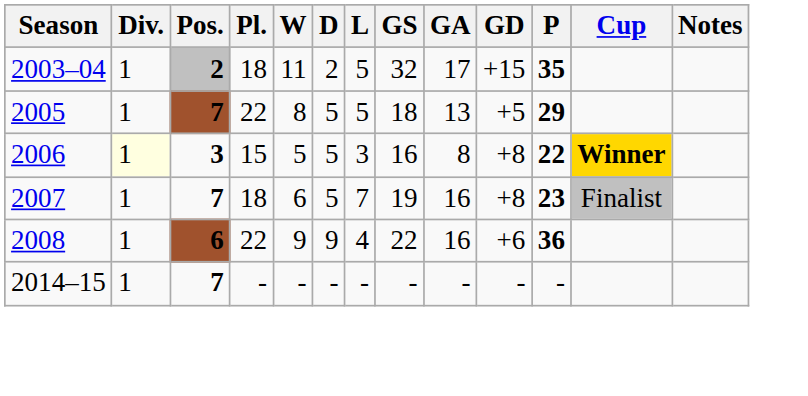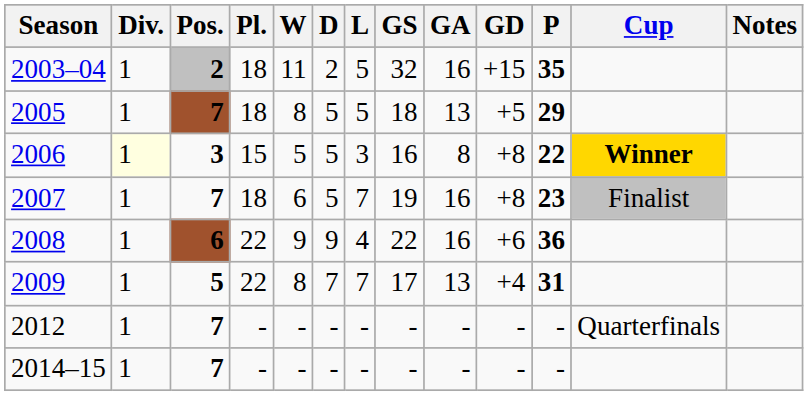(457, 68) 17 -> (457, 68) 16
(254, 111) 22 -> (254, 111) 18
+ row: (38, 283)
+ row: (38, 326)
